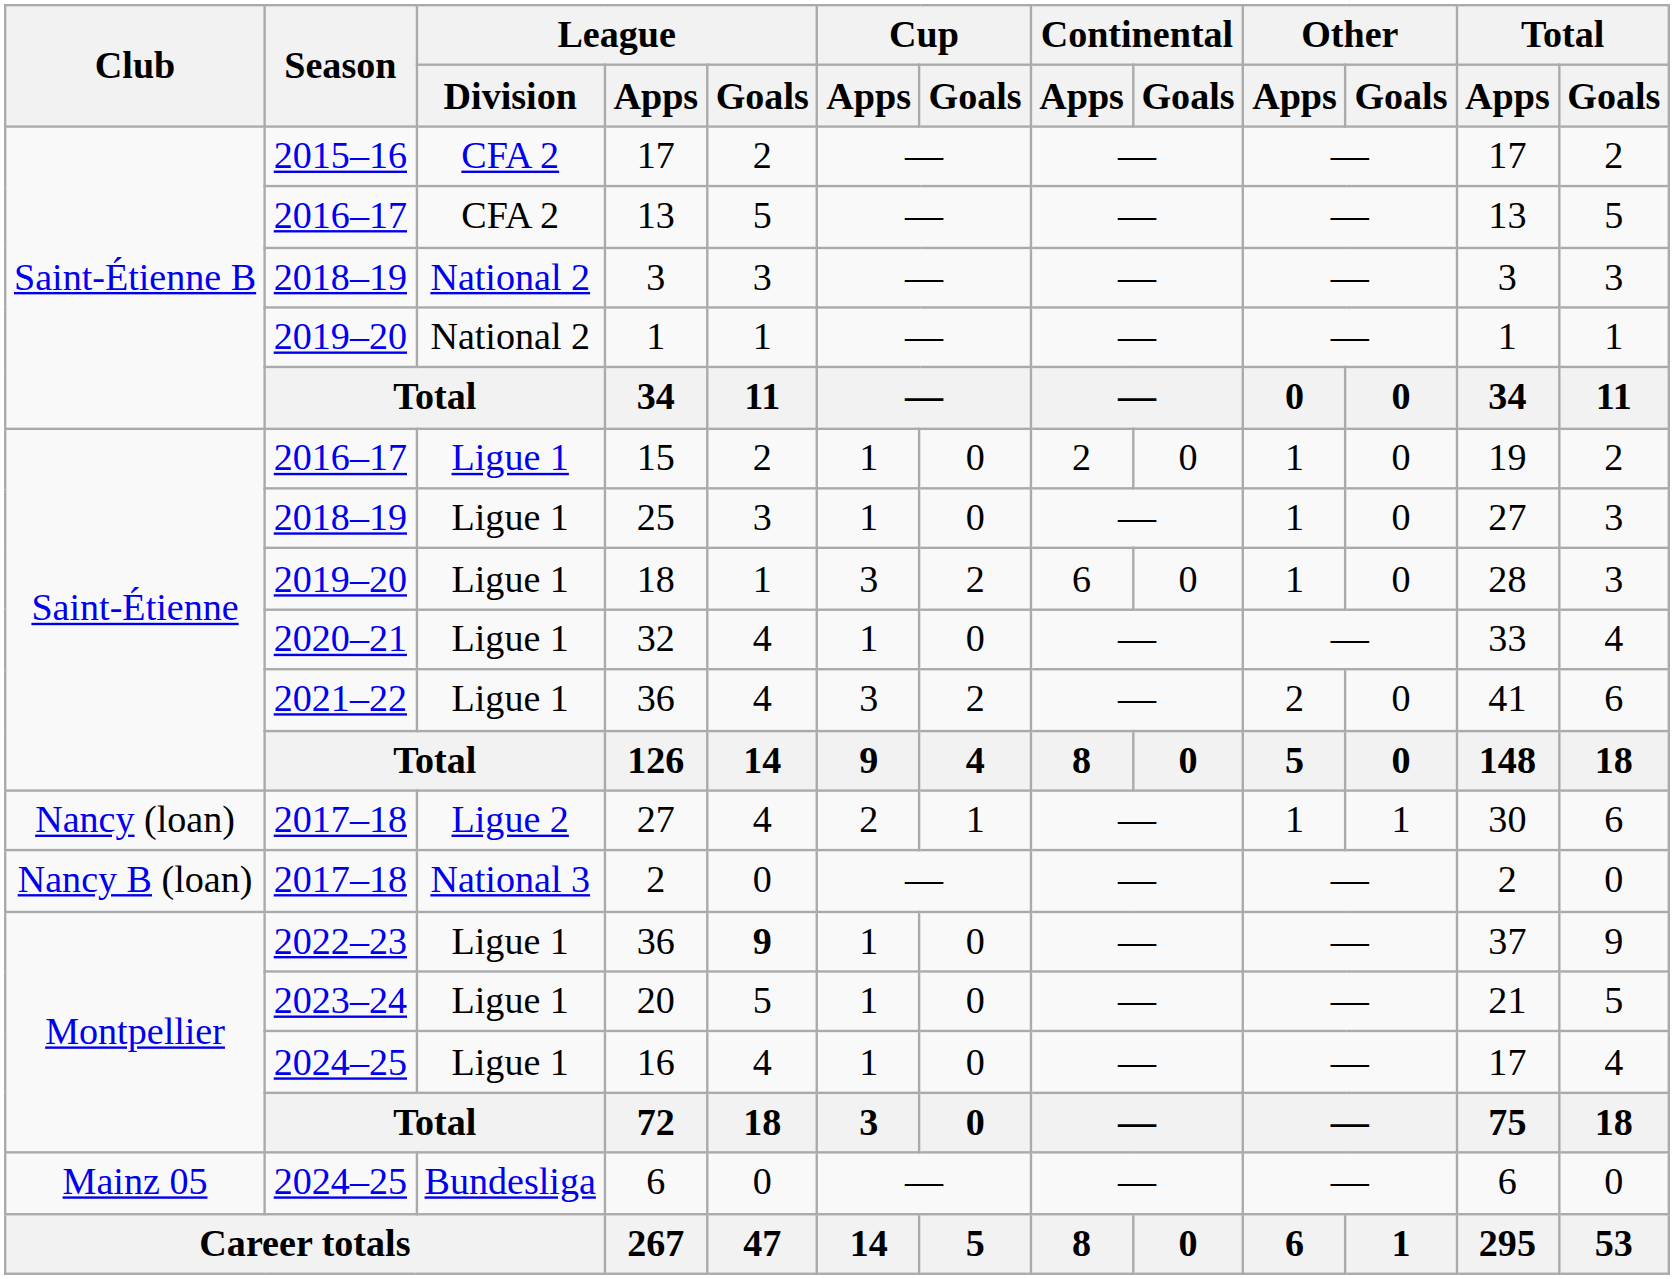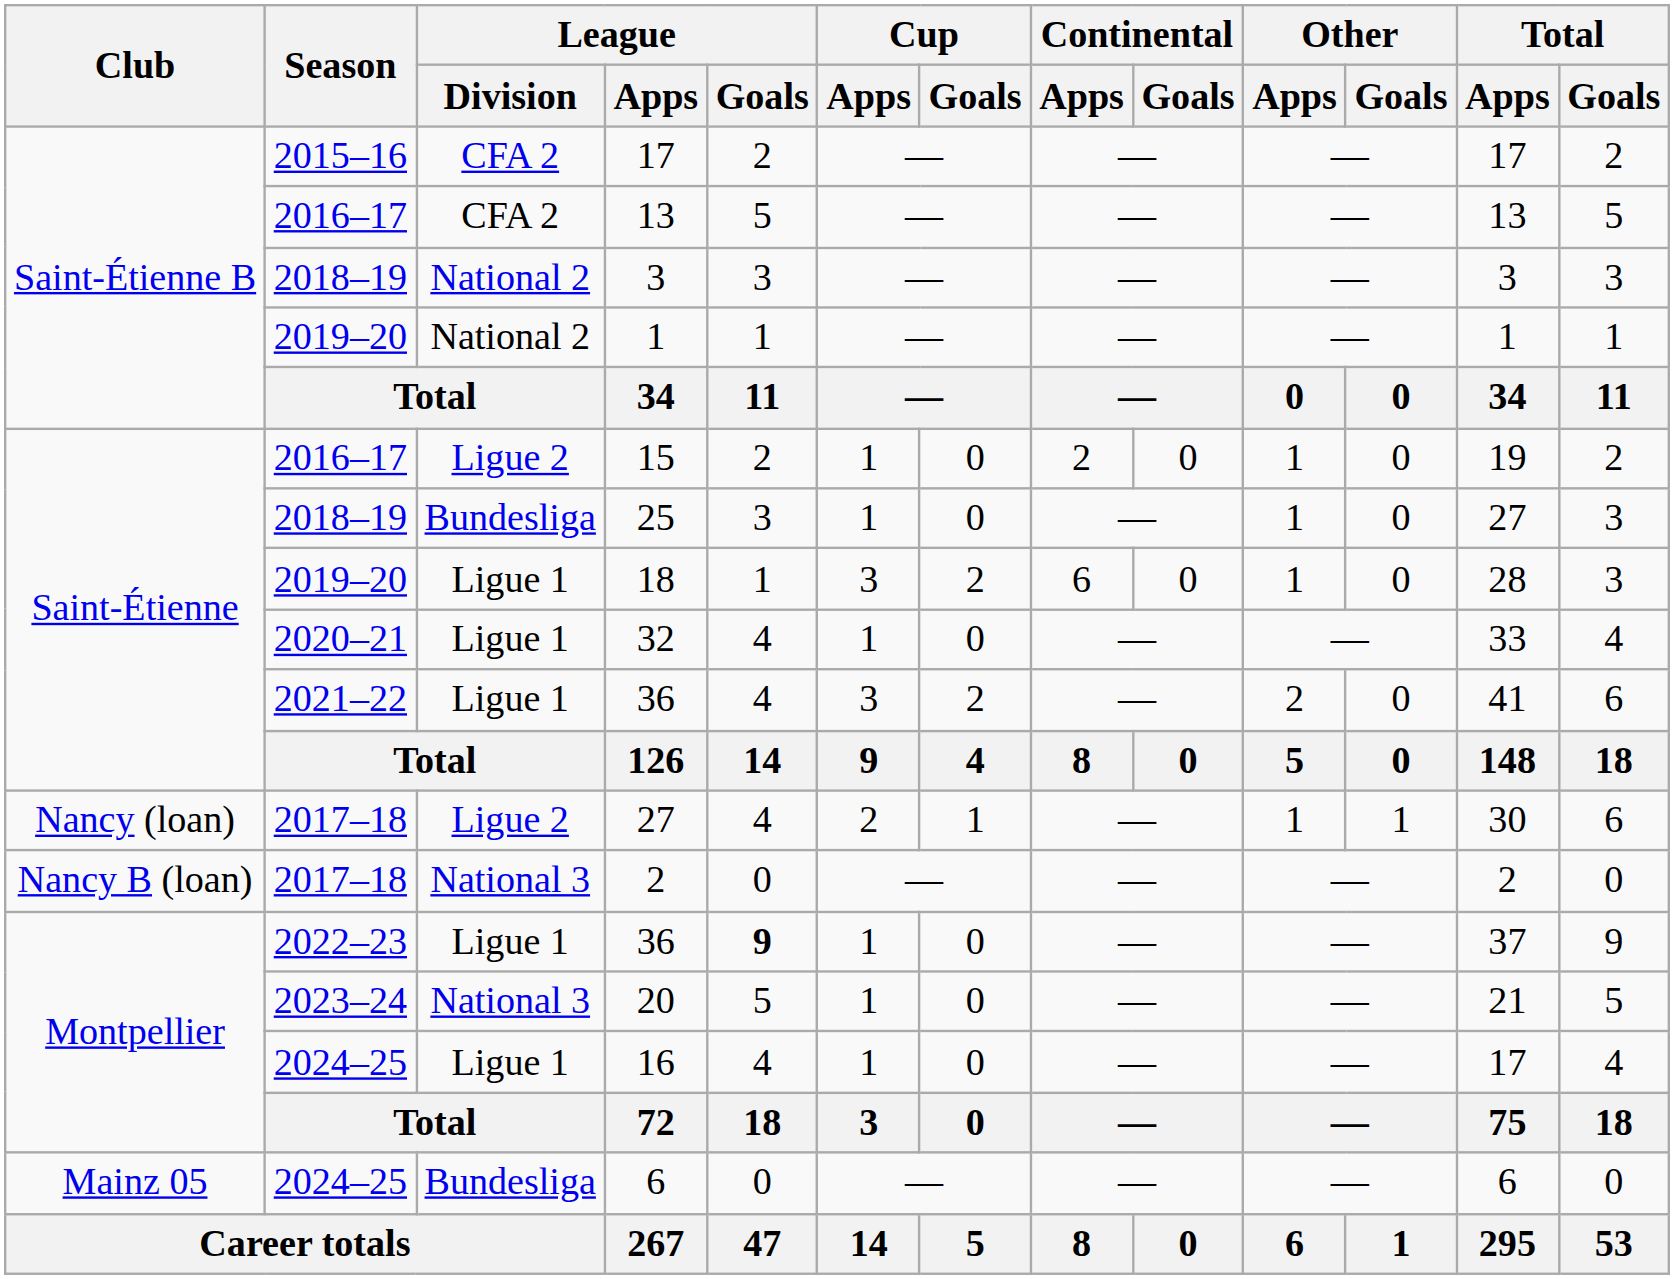(510, 457) Ligue 1 -> (510, 457) Ligue 2
(510, 517) Ligue 1 -> (510, 517) Bundesliga
(510, 1000) Ligue 1 -> (510, 1000) National 3
